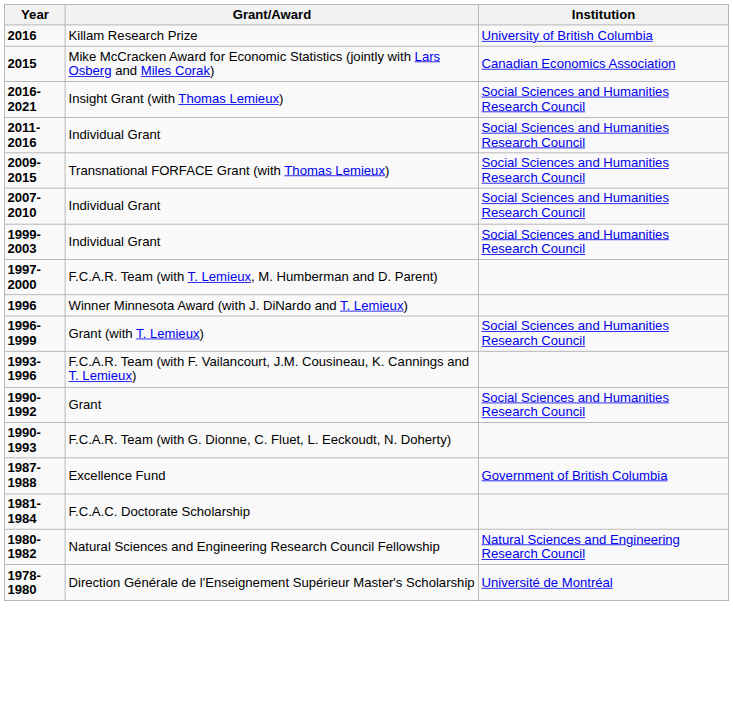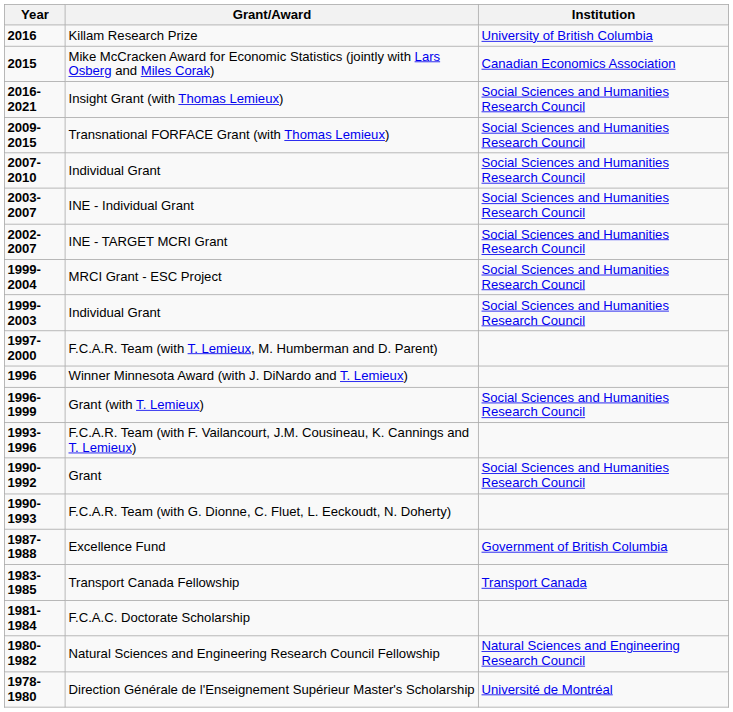- row: (24, 135)
+ row: (24, 206)
+ row: (24, 241)
+ row: (24, 277)
+ row: (24, 582)
